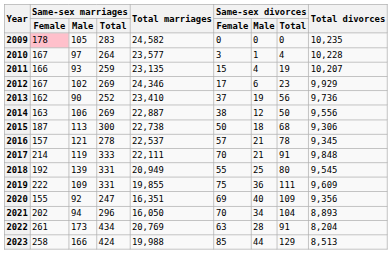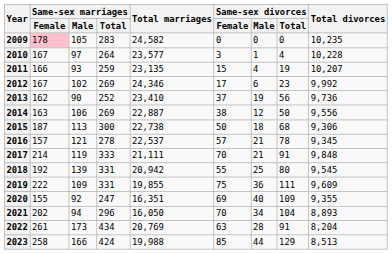(324, 84) 9,929 -> (324, 84) 9,992
(148, 156) 22,111 -> (148, 156) 21,111
(148, 170) 20,949 -> (148, 170) 20,942
(324, 199) 9,356 -> (324, 199) 9,355
